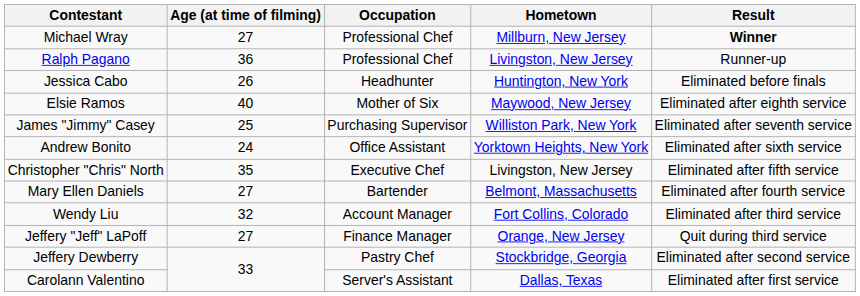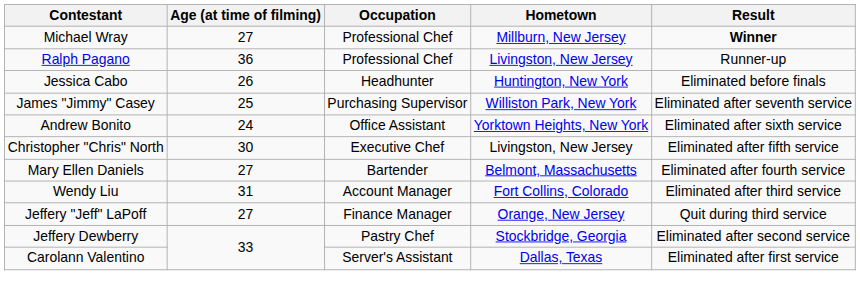- row: (86, 103)
(246, 170) 35 -> (246, 147) 30
(246, 214) 32 -> (246, 192) 31
